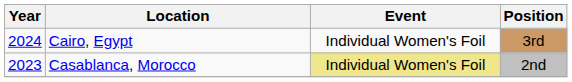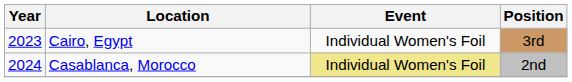(25, 40) 2024 -> (25, 40) 2023
(25, 64) 2023 -> (25, 64) 2024
